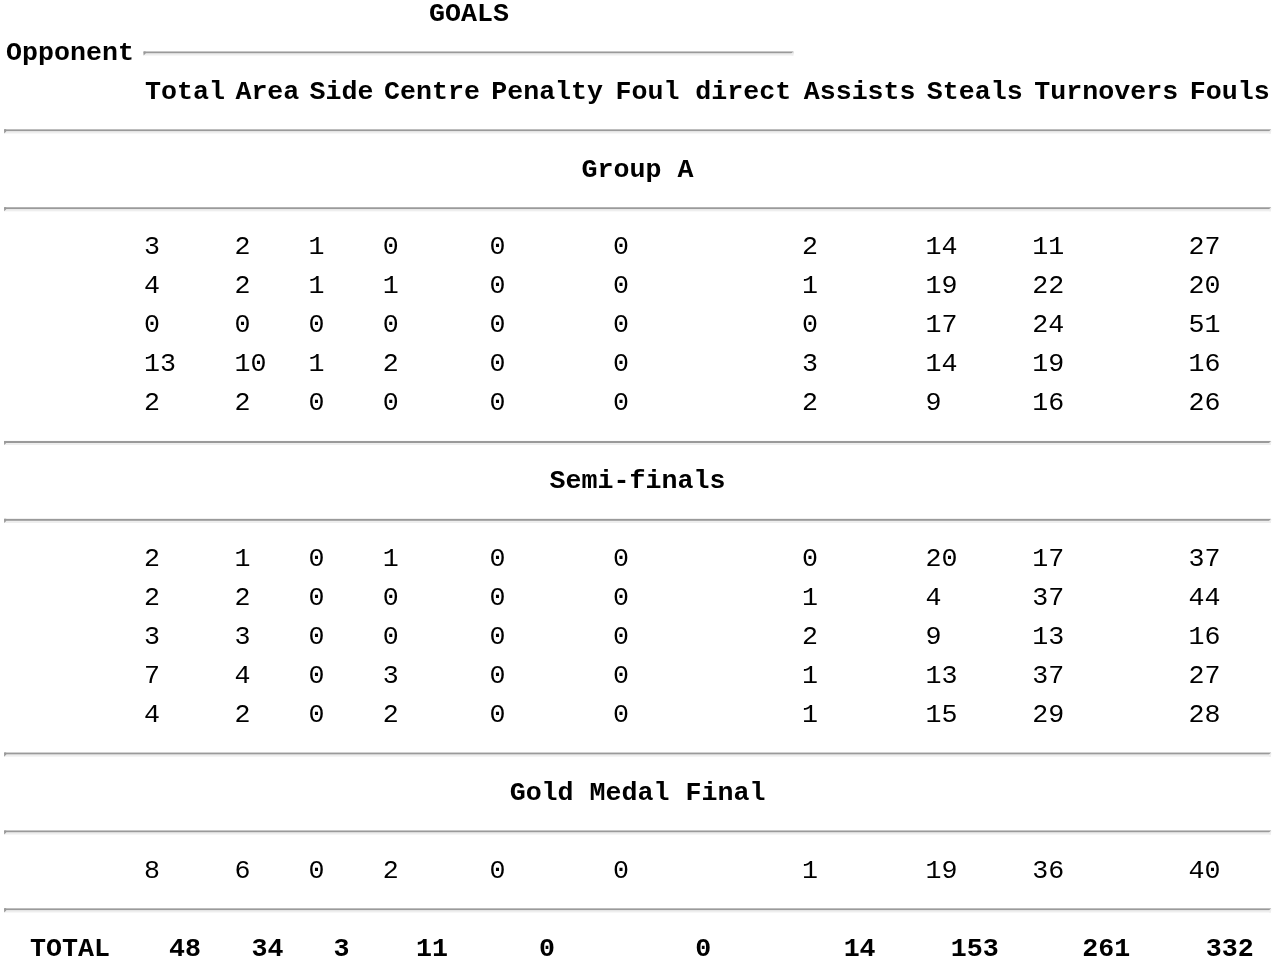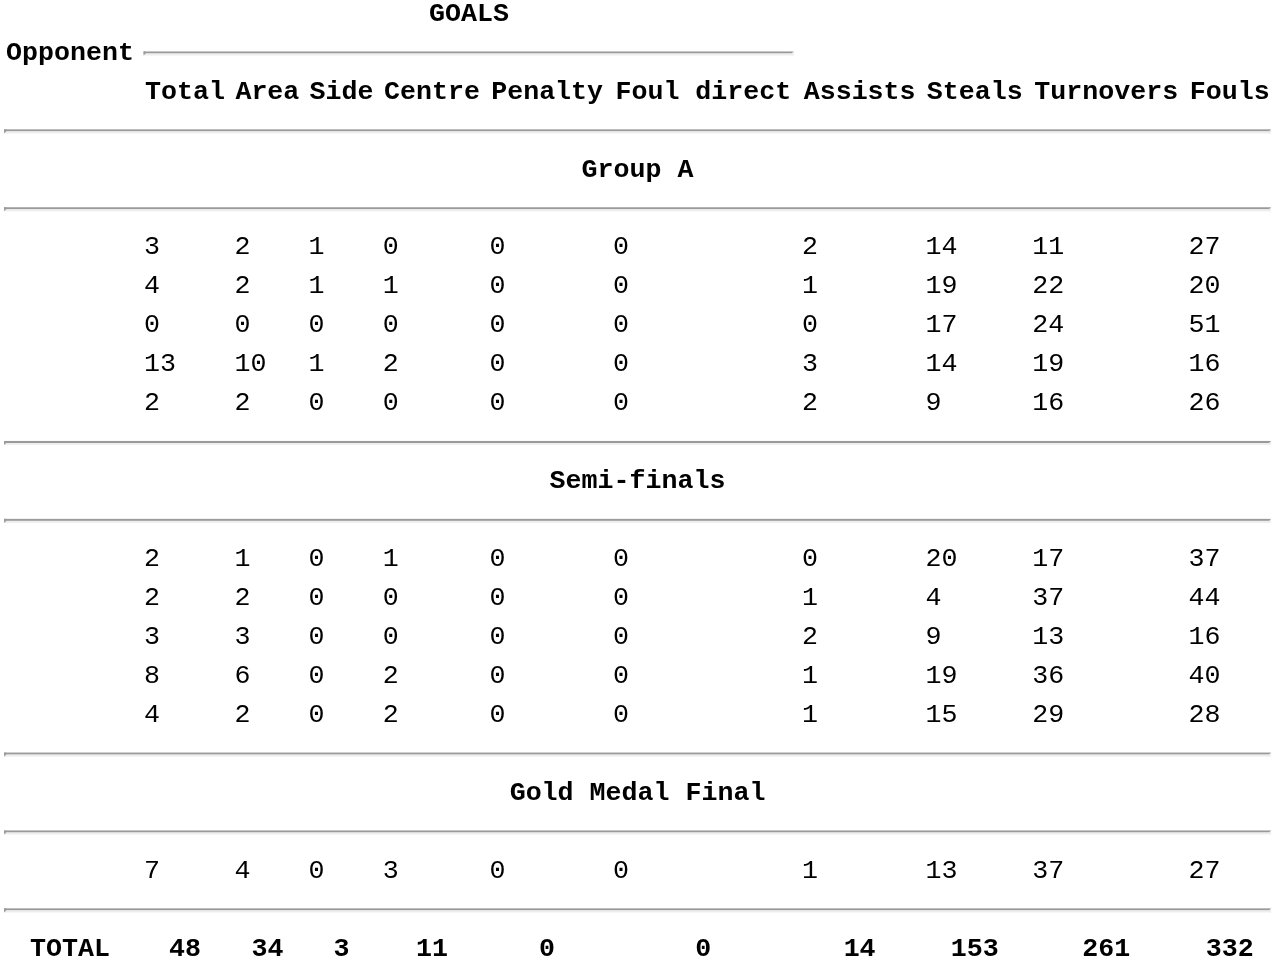rows swapped: (152, 676) <-> (152, 870)
